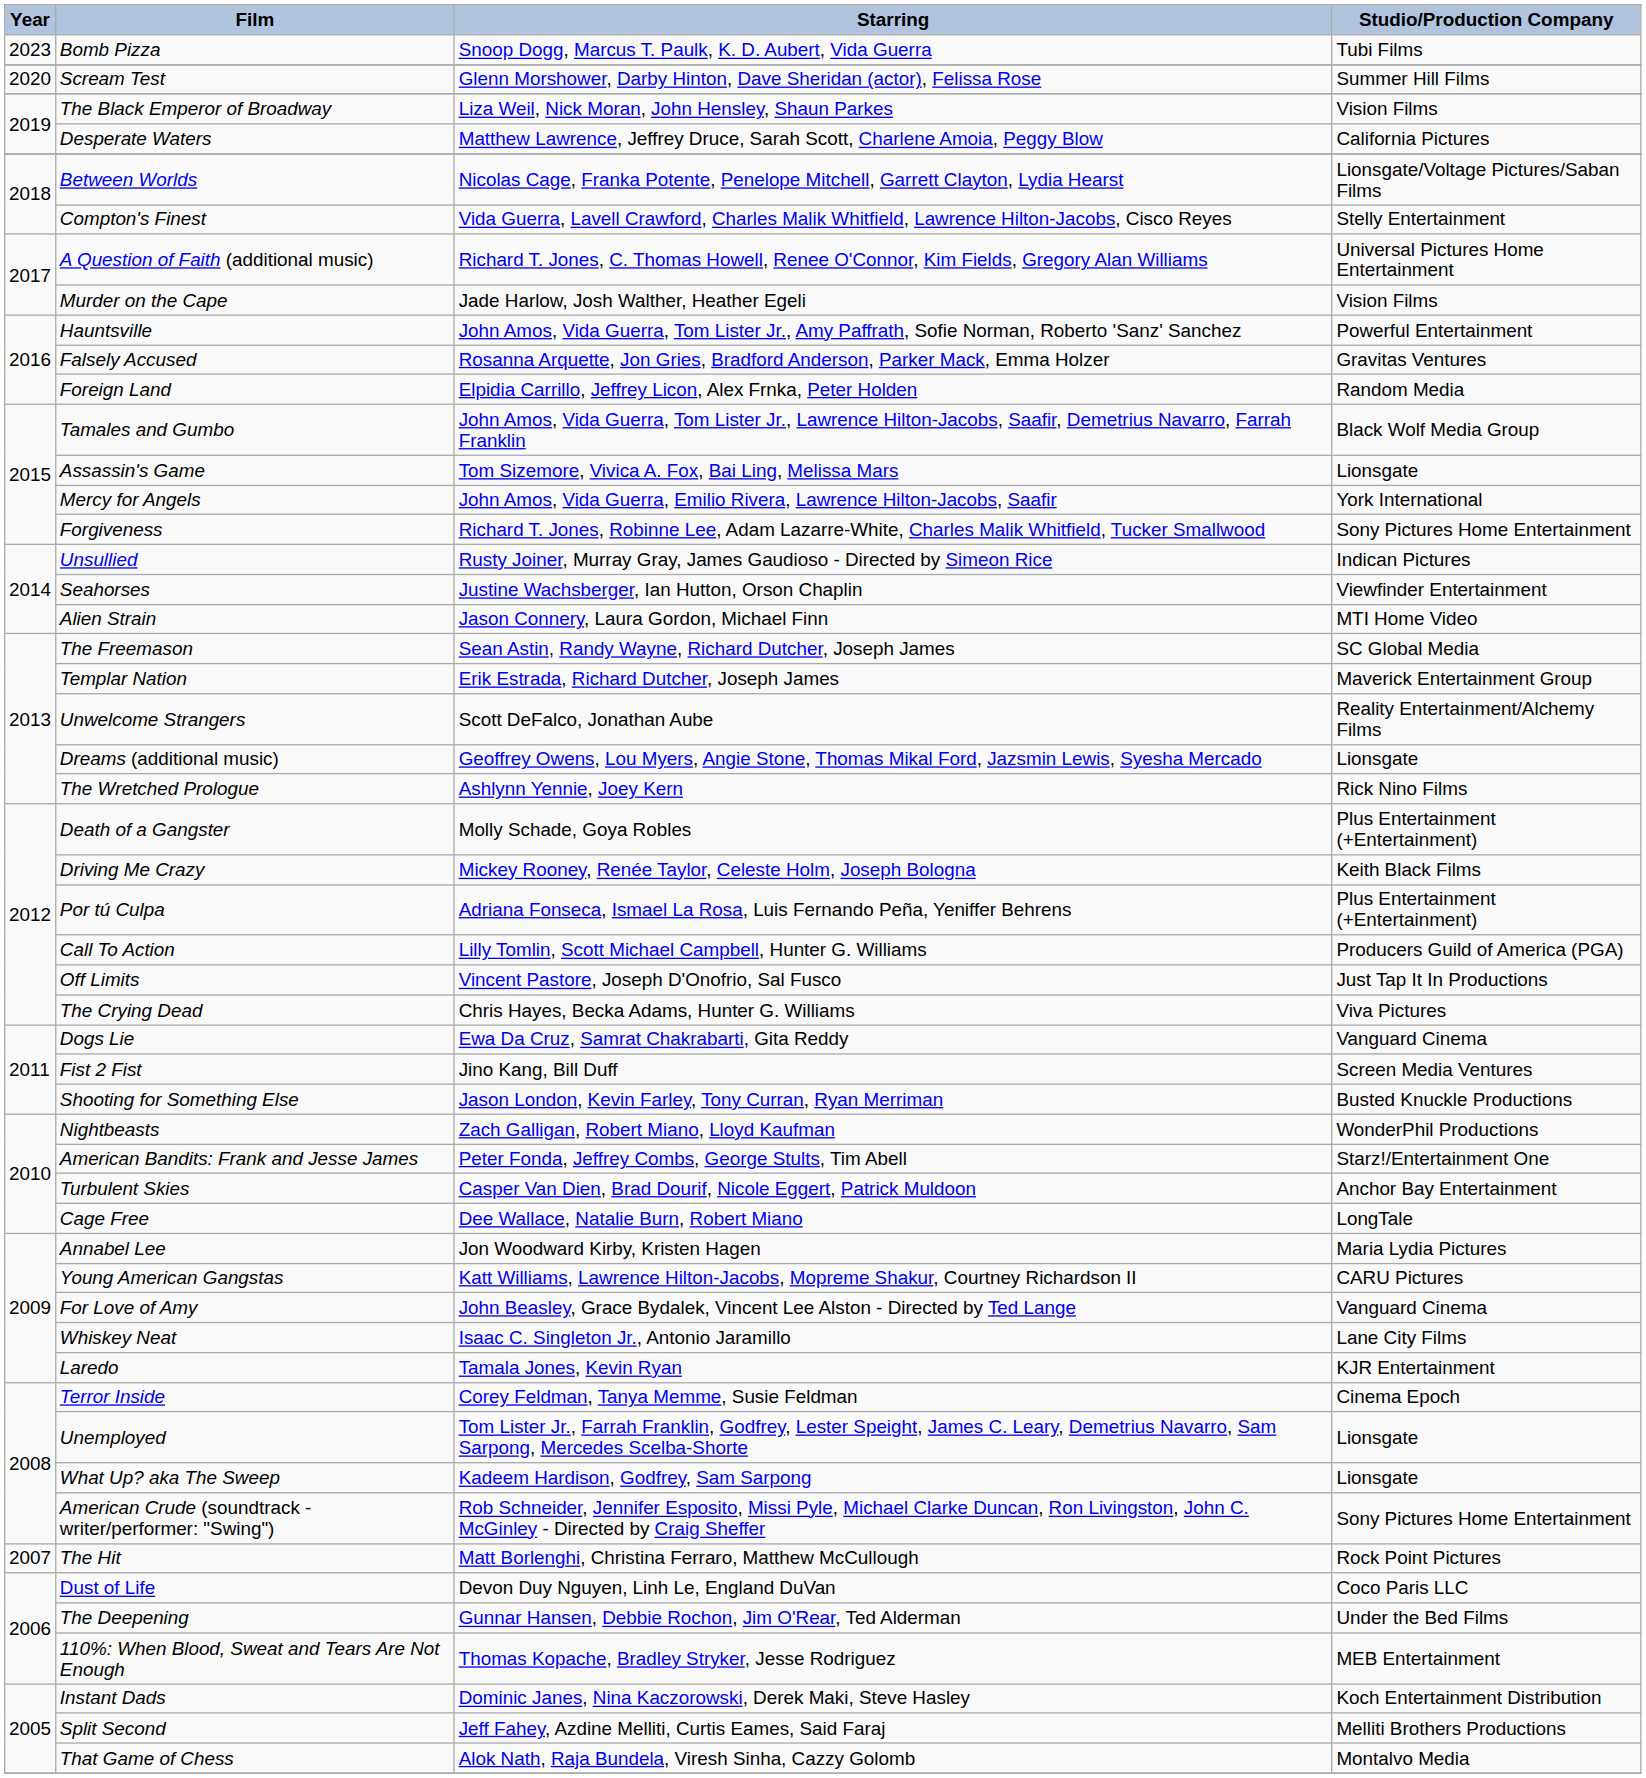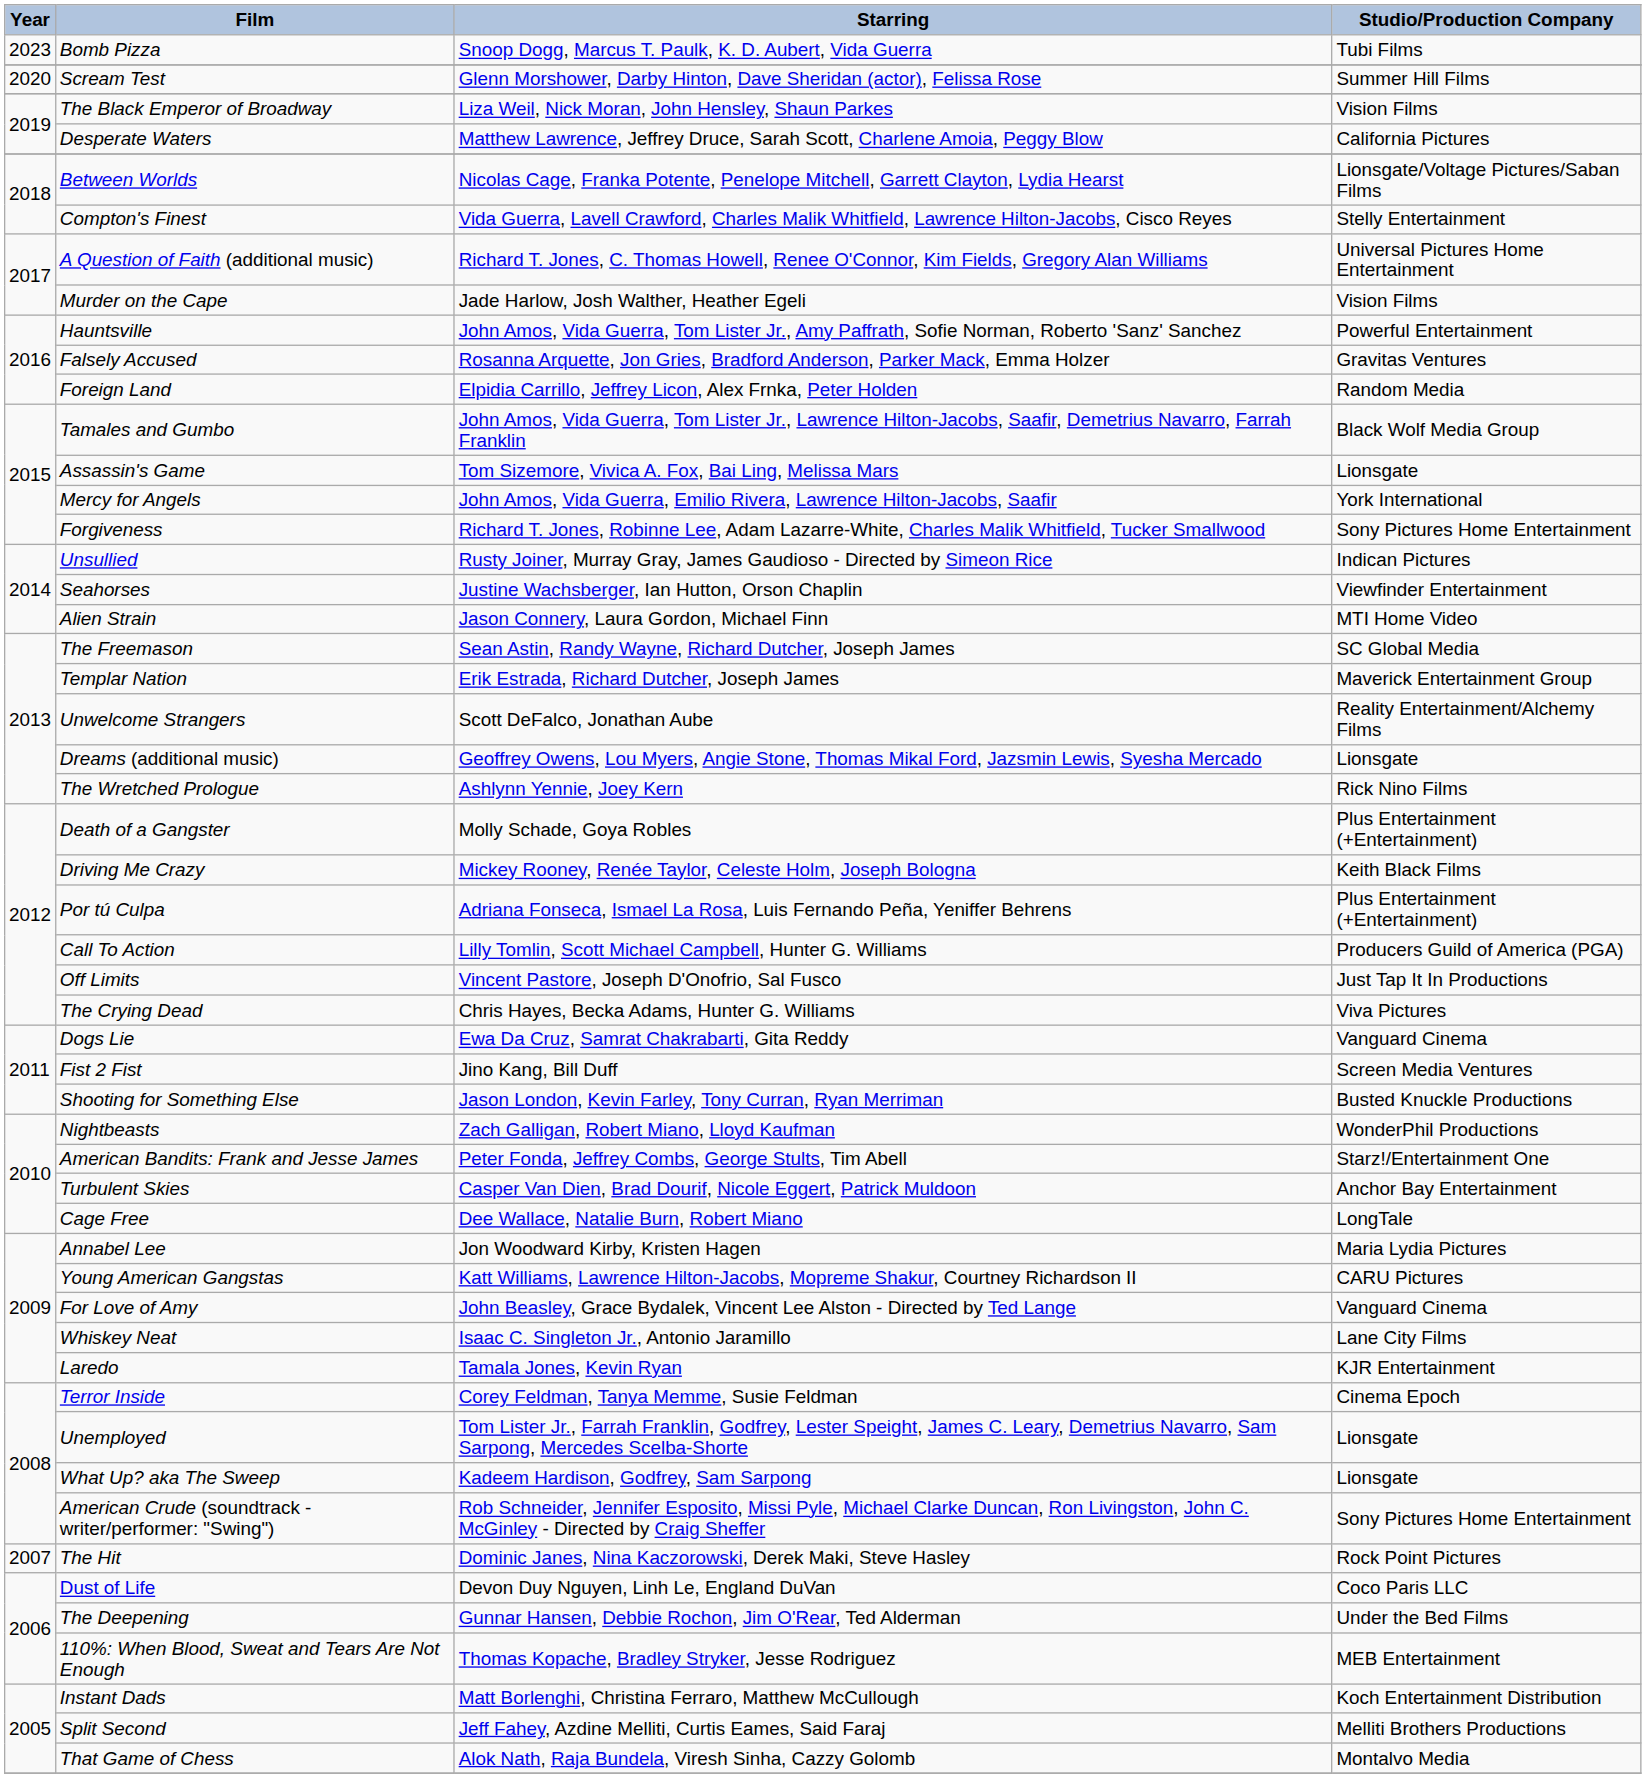(689, 1559) Matt Borlenghi, Christina Ferraro, Matthew McCullough -> (714, 1559) Dominic Janes, Nina Kaczorowski, Derek Maki, Steve Hasley
(714, 1699) Dominic Janes, Nina Kaczorowski, Derek Maki, Steve Hasley -> (689, 1699) Matt Borlenghi, Christina Ferraro, Matthew McCullough
